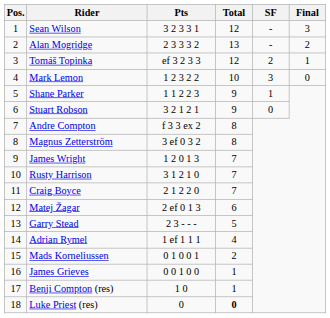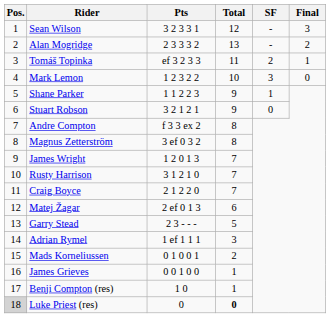(234, 61) 12 -> (234, 61) 11
(234, 239) 4 -> (234, 239) 3
(16, 304) no background -> (16, 304) lightgrey background
